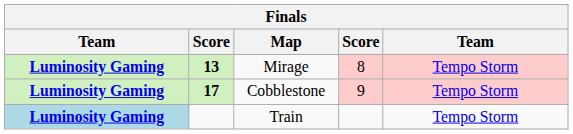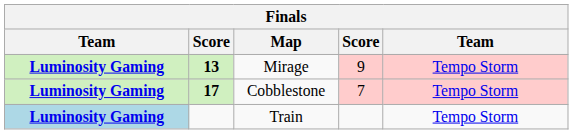(361, 66) 8 -> (361, 66) 9
(361, 91) 9 -> (361, 91) 7
